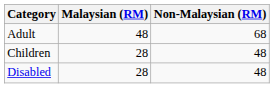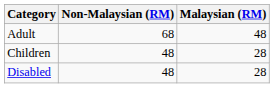columns swapped: (210, 14) <-> (105, 14)
